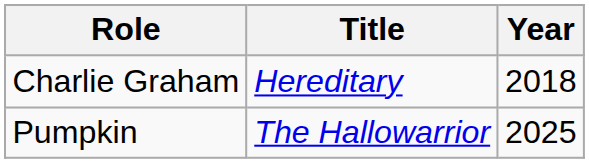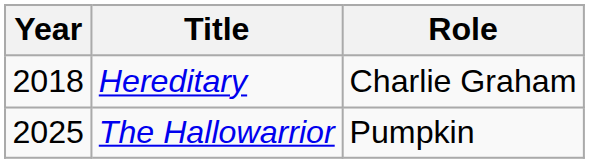columns swapped: (541, 30) <-> (126, 30)
